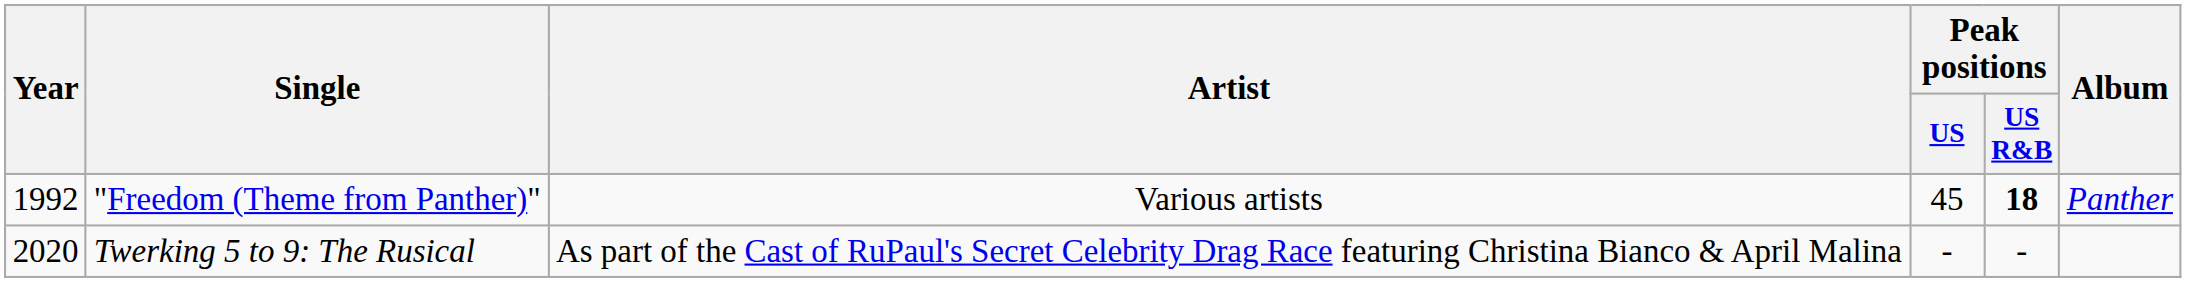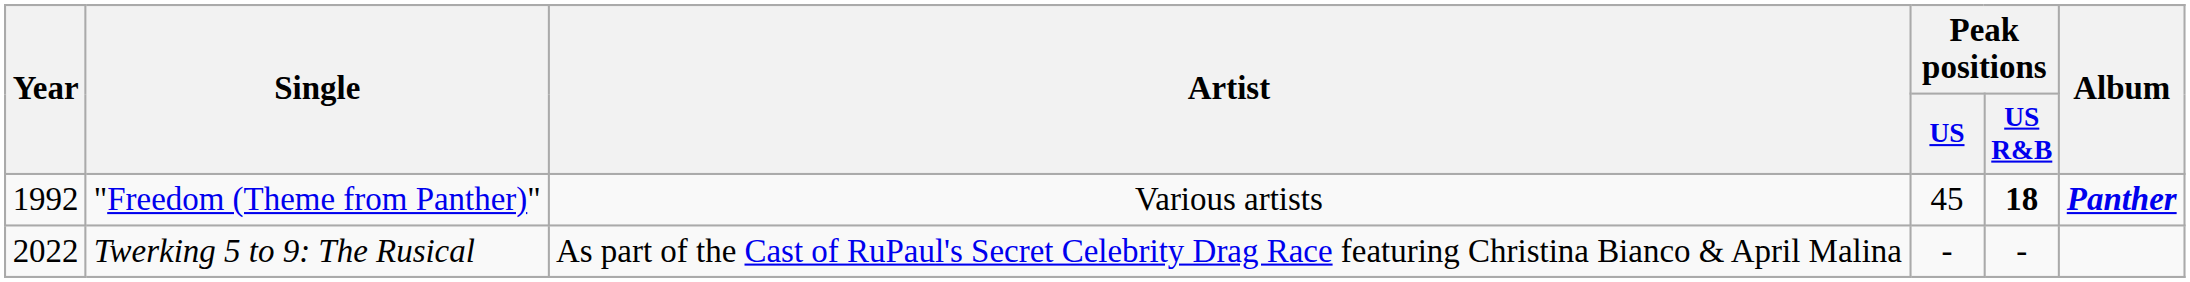(2120, 198) normal -> (2122, 198) bold
(46, 251) 2020 -> (46, 251) 2022
